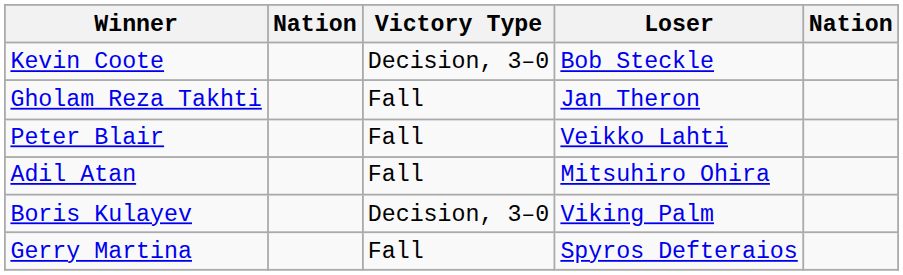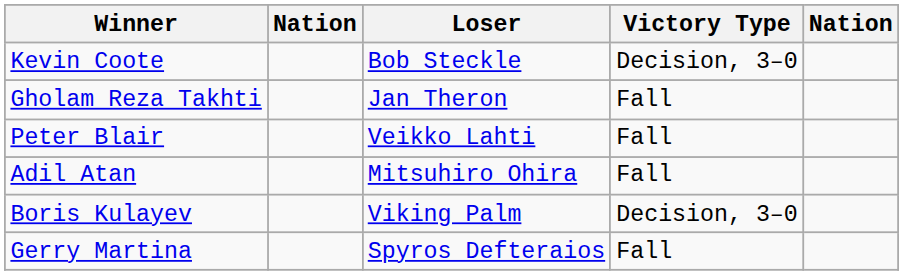columns swapped: (459, 24) <-> (679, 24)
